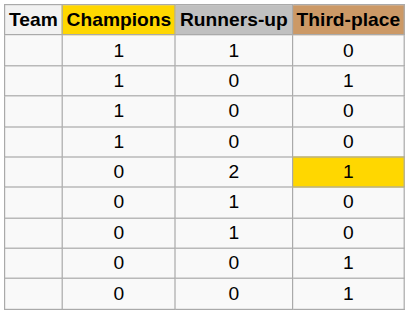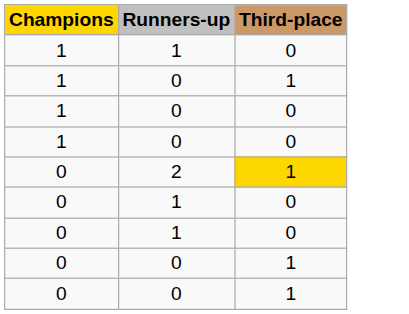- column: (33, 19)
